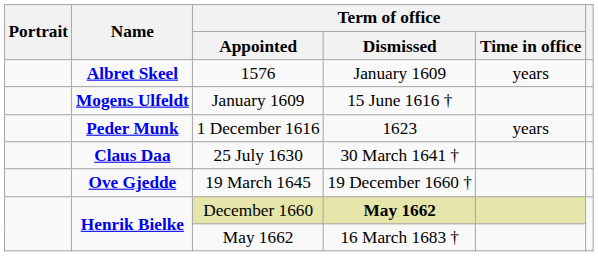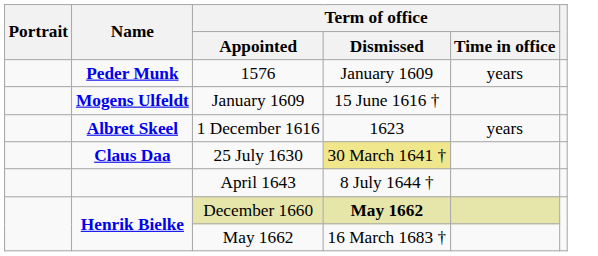(132, 73) Albret Skeel -> (132, 73) Peder Munk
(132, 127) Peder Munk -> (132, 127) Albret Skeel
(400, 155) no background -> (387, 155) khaki background
+ row: (258, 182)
- row: (258, 182)
